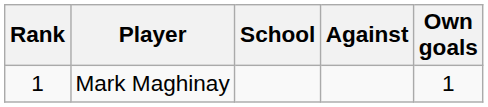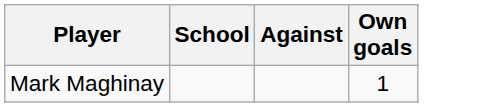- column: (37, 35)
